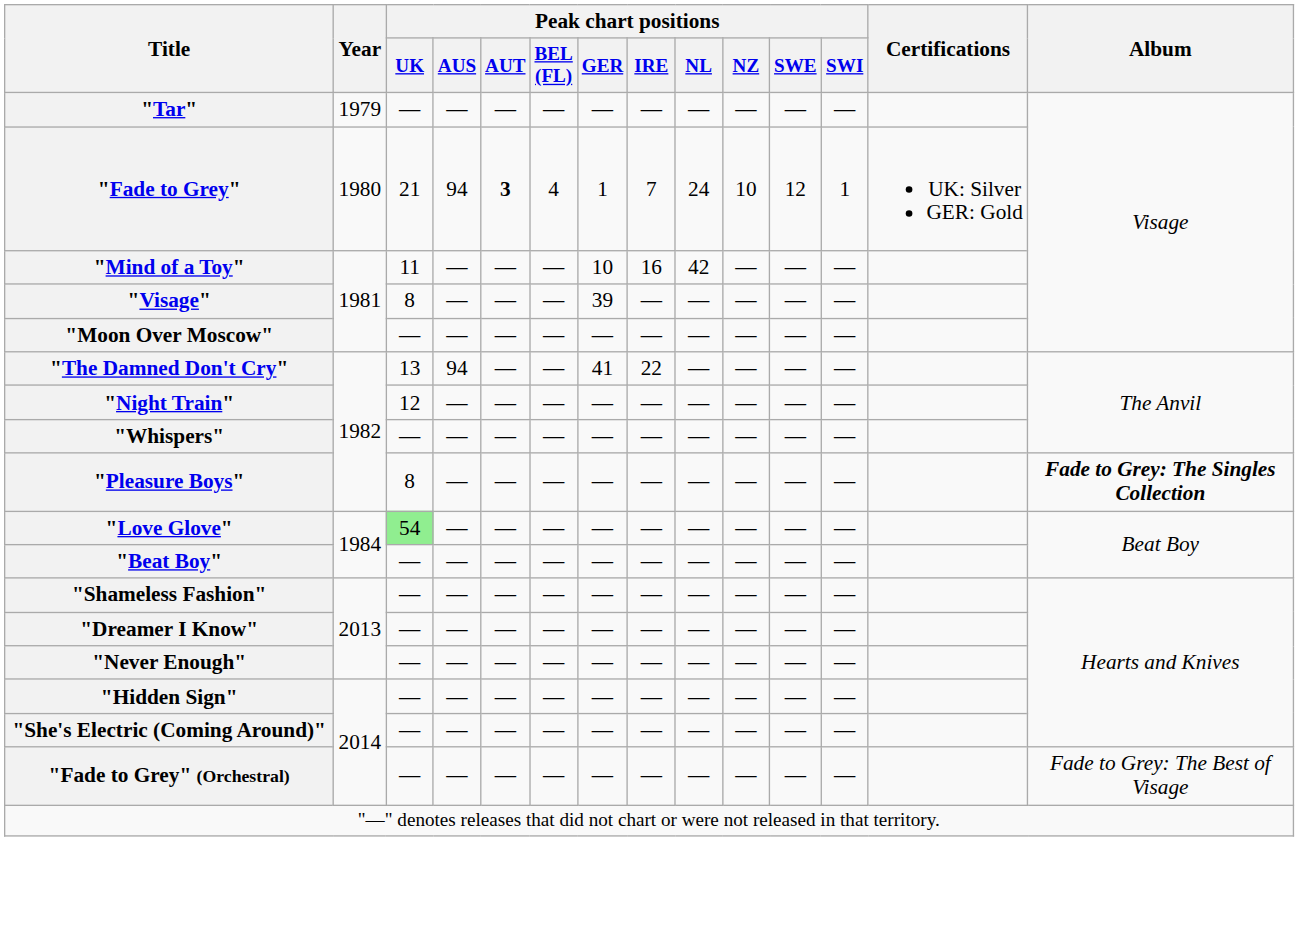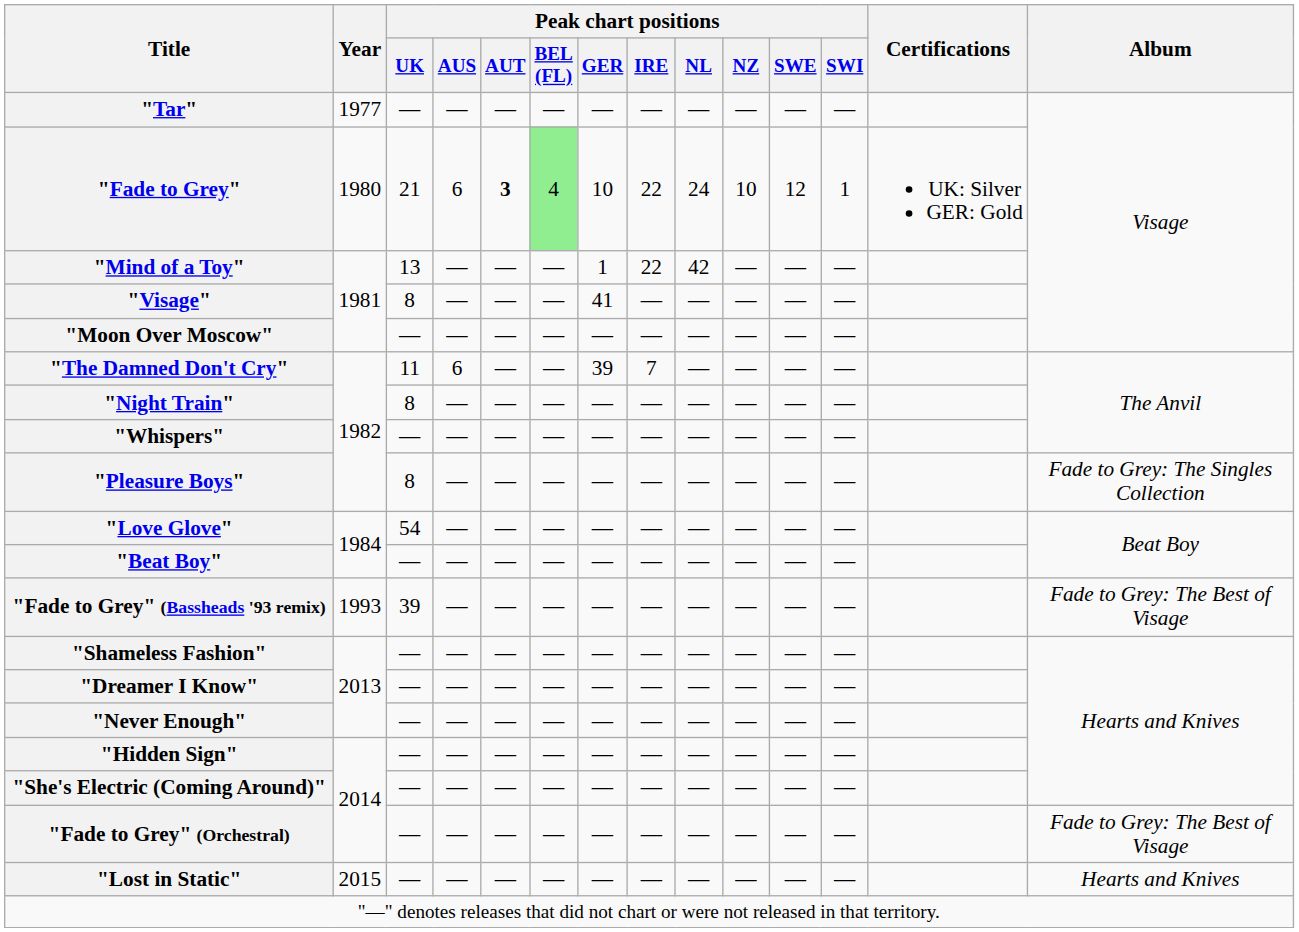(360, 109) 1979 -> (360, 109) 1977
(457, 188) 94 -> (457, 188) 6
(554, 188) no background -> (554, 188) lightgreen background
(602, 188) 1 -> (603, 188) 10
(651, 188) 7 -> (651, 188) 22
(410, 267) 11 -> (410, 267) 13
(603, 267) 10 -> (602, 267) 1
(651, 267) 16 -> (651, 267) 22
(603, 301) 39 -> (603, 301) 41
(410, 368) 13 -> (410, 368) 11
(457, 368) 94 -> (457, 368) 6
(603, 368) 41 -> (603, 368) 39
(651, 368) 22 -> (651, 368) 7
(410, 402) 12 -> (410, 402) 8
(1160, 481) bold -> (1160, 481) normal
(410, 527) lightgreen background -> (410, 527) no background
+ row: (169, 606)
+ row: (169, 879)
